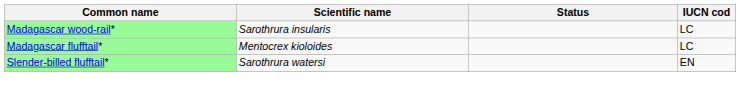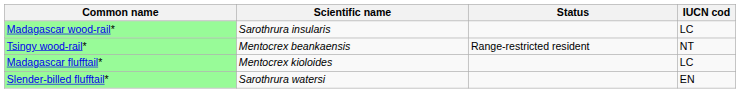+ row: (47, 46)
